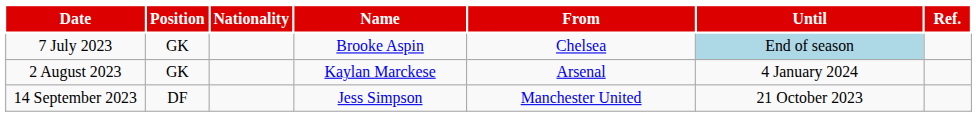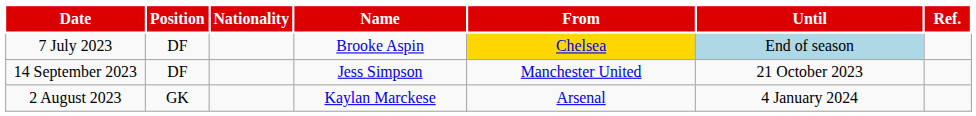(177, 46) GK -> (177, 46) DF
(581, 46) no background -> (581, 46) gold background
rows swapped: (75, 72) <-> (75, 98)
